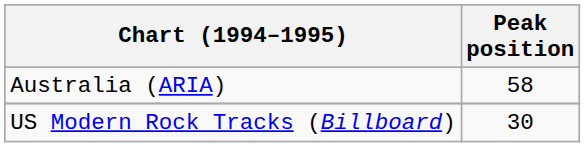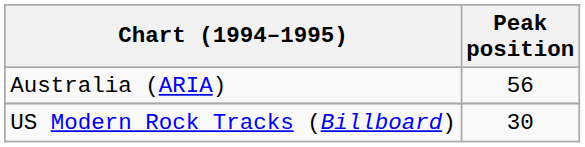(520, 86) 58 -> (520, 86) 56
